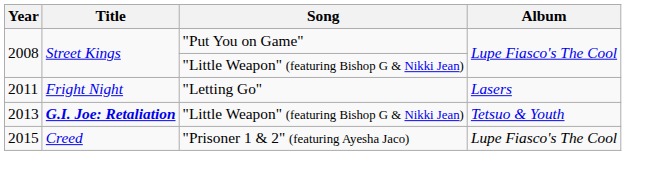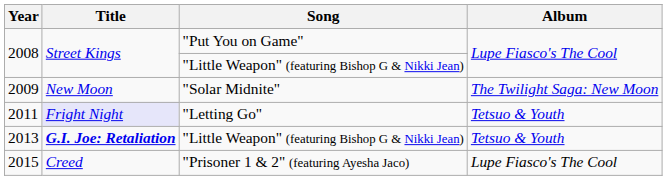+ row: (23, 89)
(84, 89) no background -> (84, 114) lavender background
(491, 89) Lasers -> (518, 114) Tetsuo & Youth
